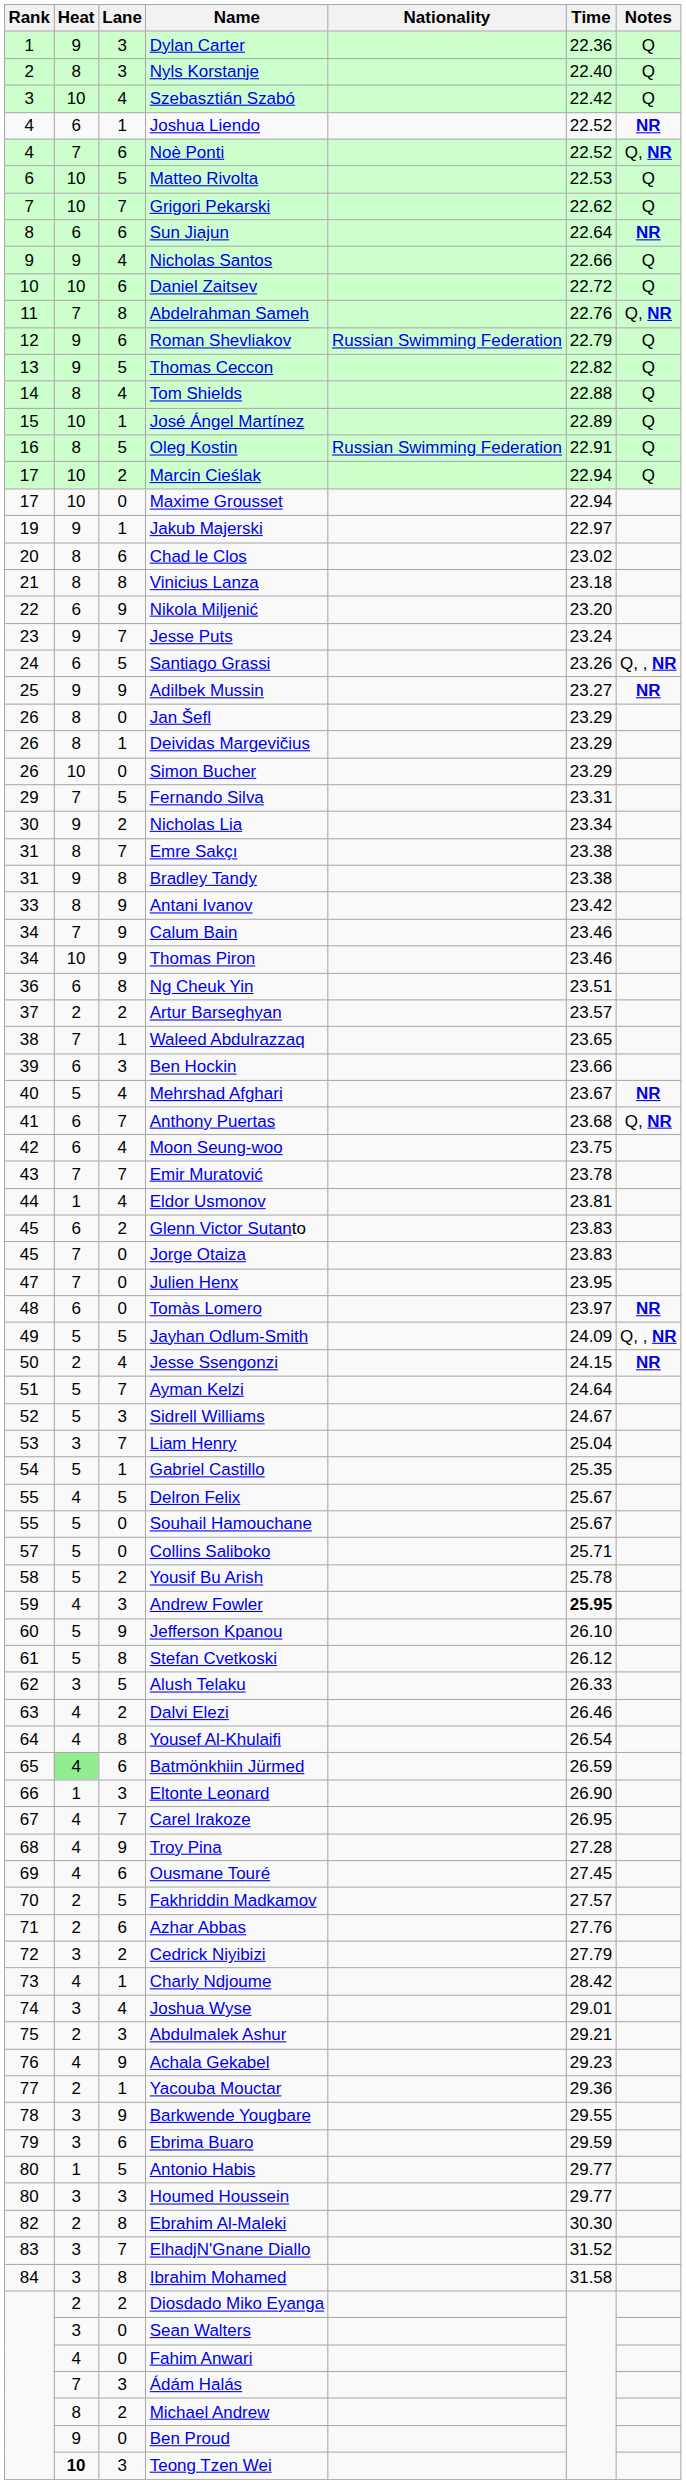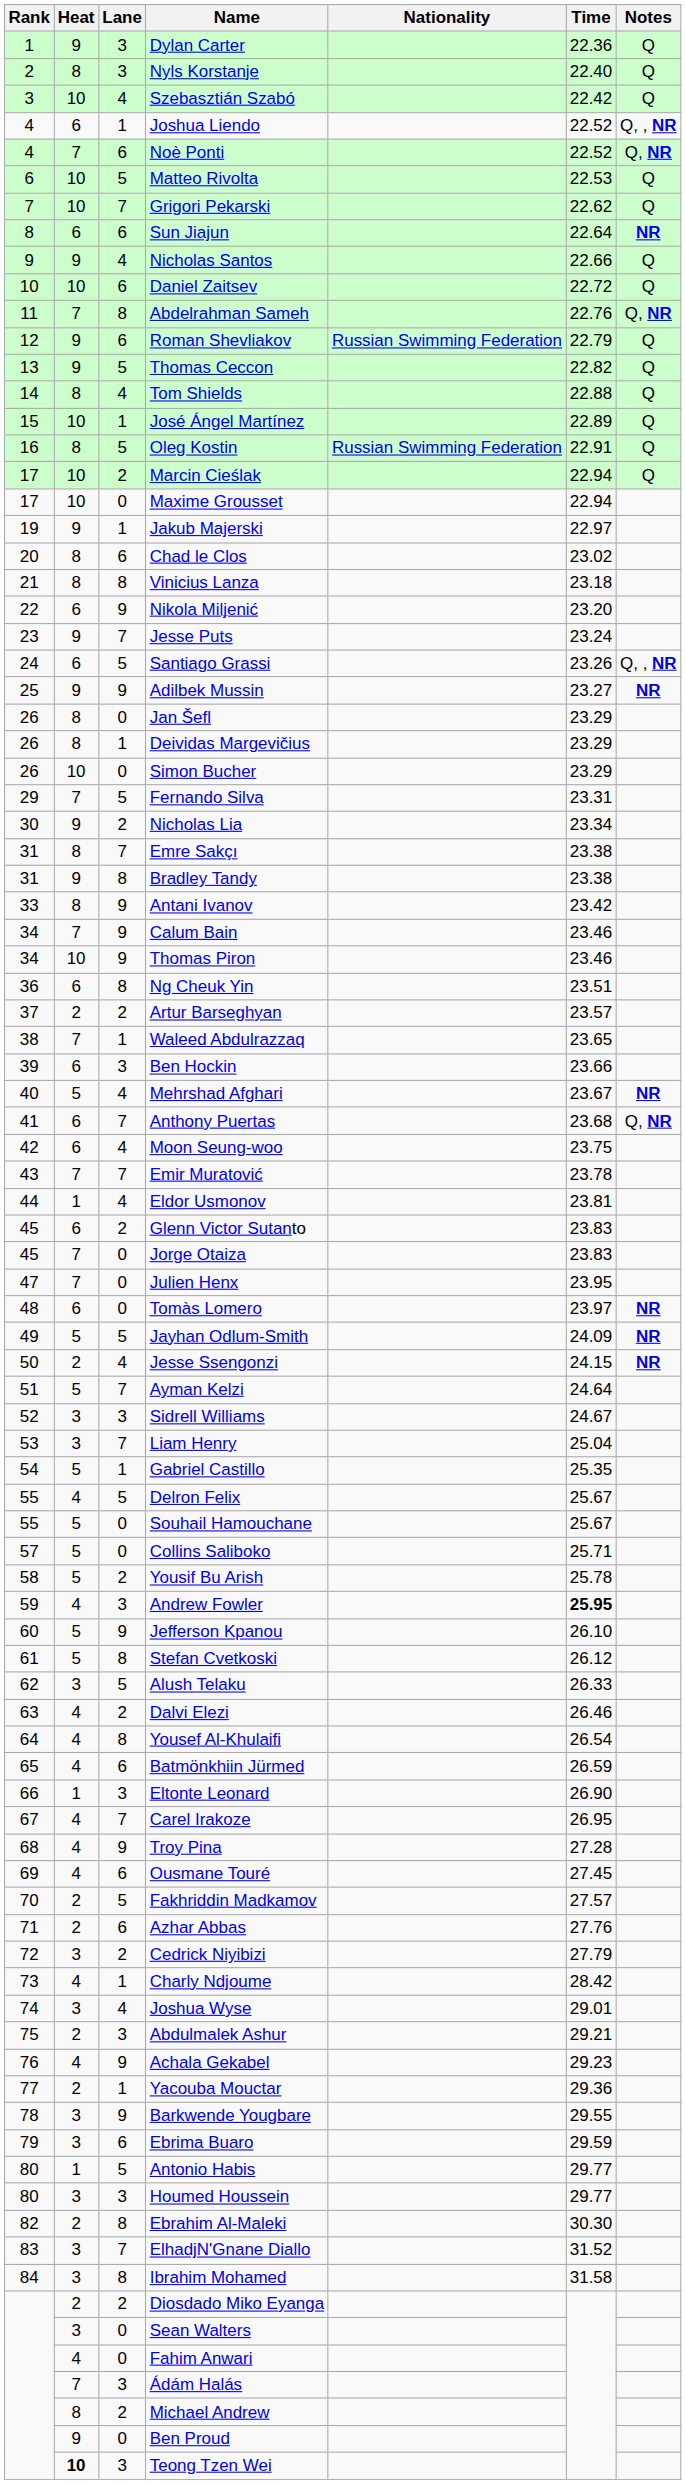(648, 125) NR -> (648, 125) Q, , NR
(648, 1335) Q, , NR -> (648, 1335) NR
(76, 1416) 5 -> (76, 1416) 3
(76, 1766) lightgreen background -> (76, 1766) no background
